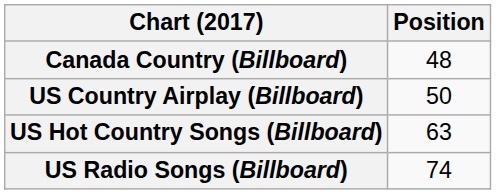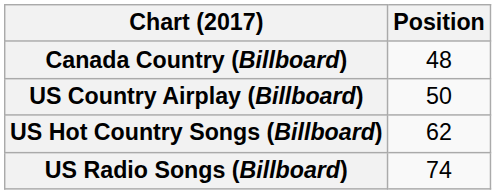(439, 133) 63 -> (439, 133) 62
